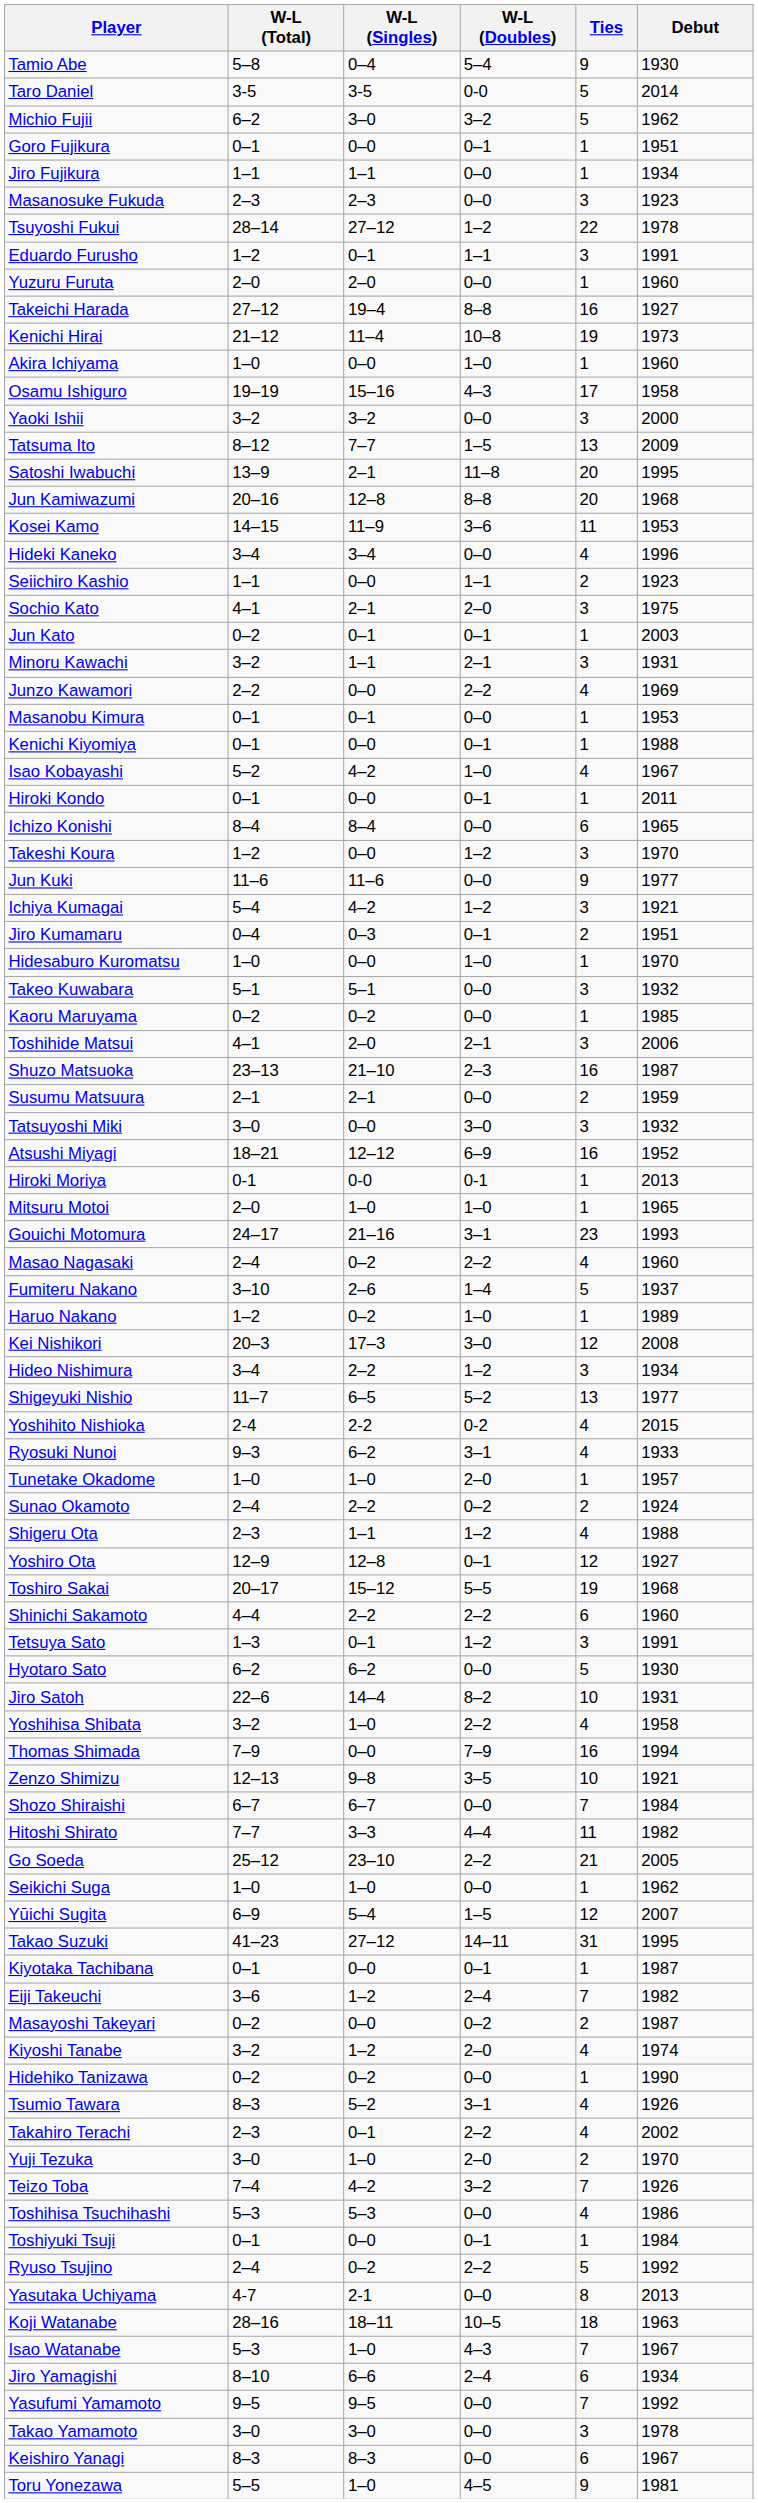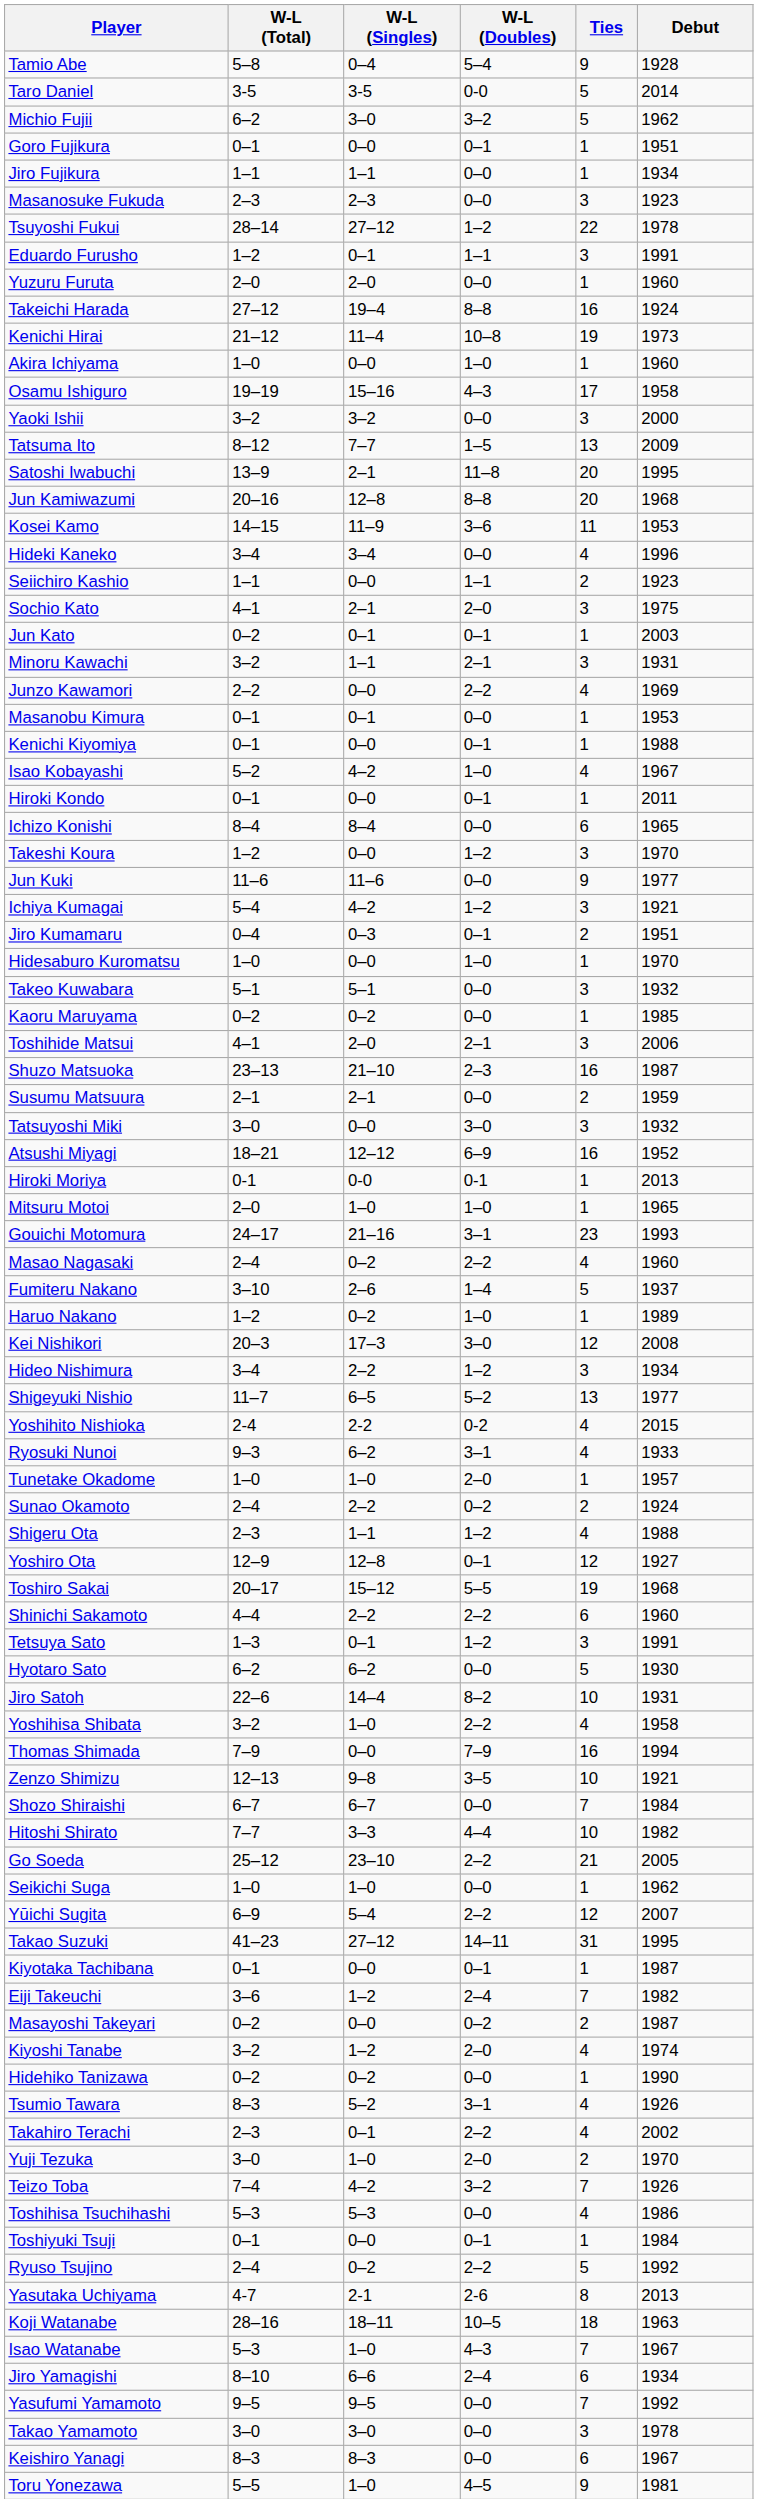(660, 64) 1930 -> (660, 64) 1928
(660, 309) 1927 -> (660, 309) 1924
(588, 1832) 11 -> (589, 1832) 10
(478, 1914) 1–5 -> (478, 1914) 2–2
(478, 2294) 0–0 -> (476, 2294) 2-6
